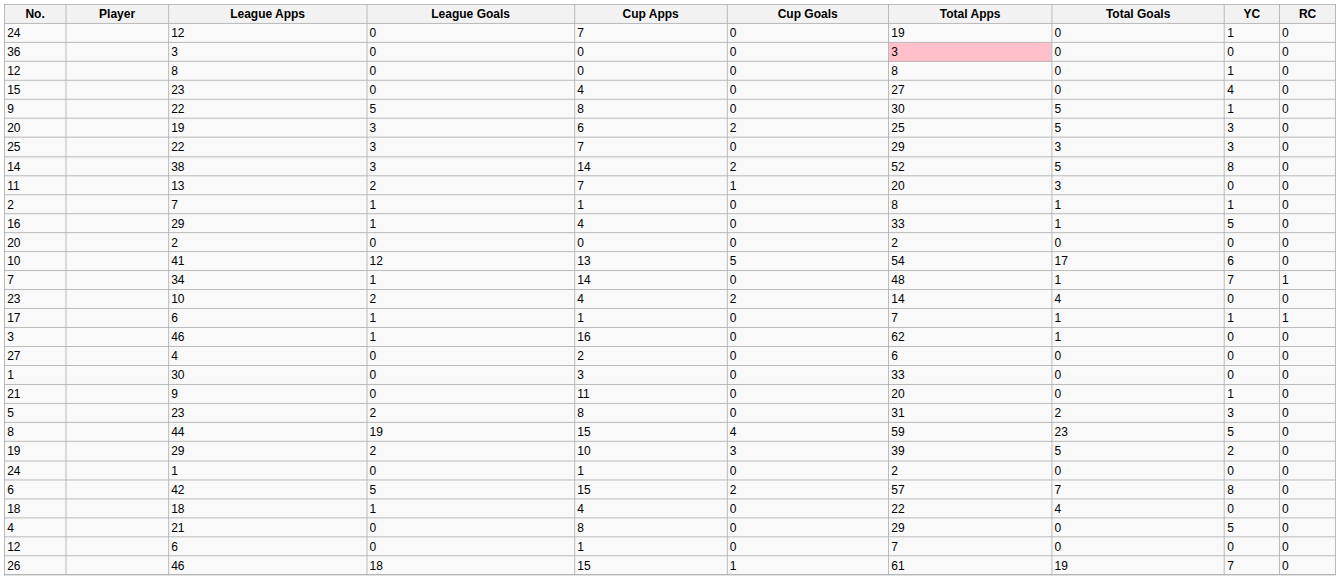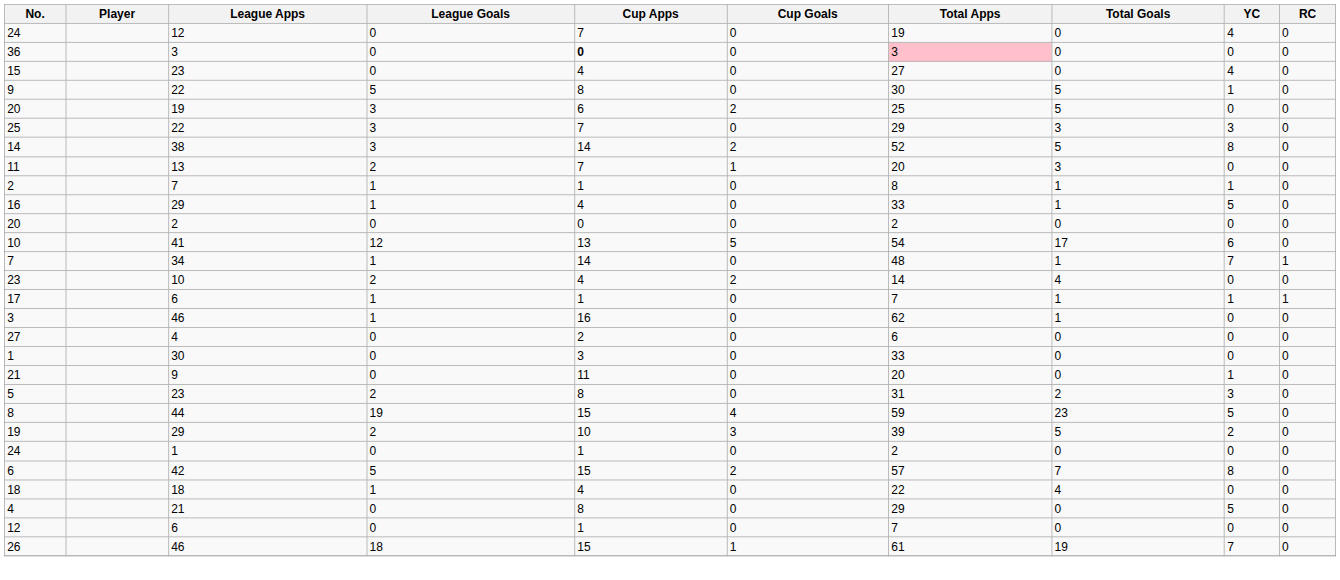(1231, 33) 1 -> (1231, 33) 4
(581, 52) normal -> (581, 52) bold
- row: (14, 71)
(1231, 128) 3 -> (1231, 109) 0
